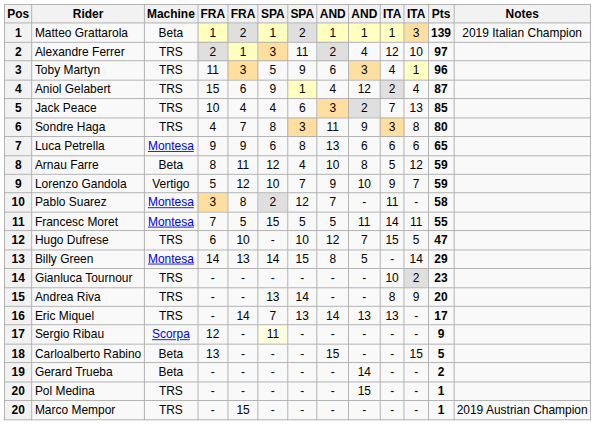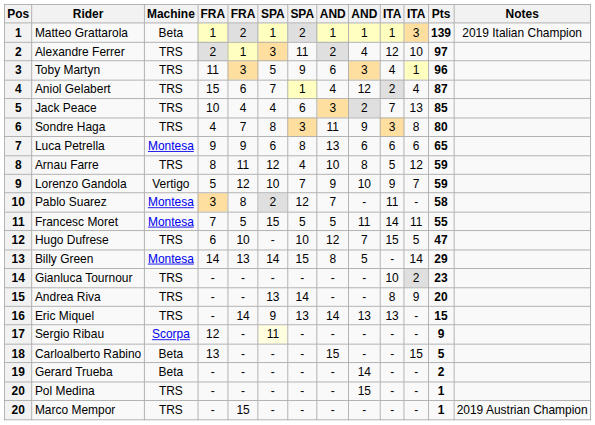(273, 89) 9 -> (273, 89) 7
(171, 164) Beta -> (171, 164) TRS
(273, 315) 7 -> (273, 315) 9
(441, 315) 17 -> (441, 315) 15
